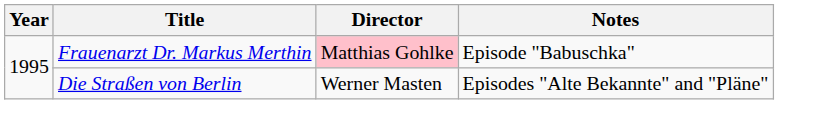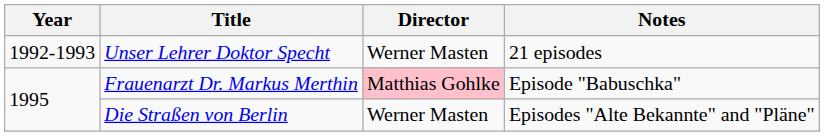+ row: (217, 51)
